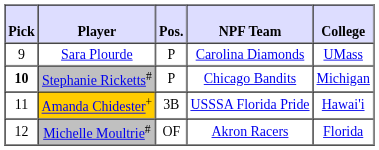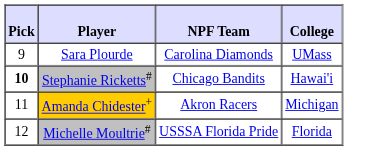- column: (171, 31)
(343, 79) Michigan -> (312, 79) Hawai'i
(250, 105) USSSA Florida Pride -> (219, 105) Akron Racers
(343, 105) Hawai'i -> (312, 105) Michigan
(250, 131) Akron Racers -> (219, 131) USSSA Florida Pride
